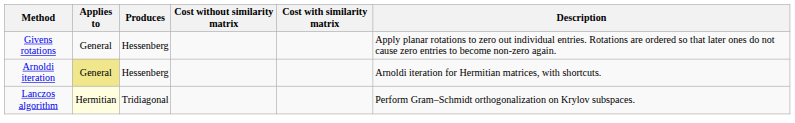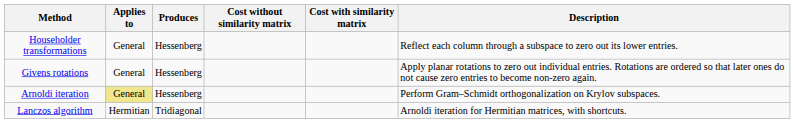+ row: (55, 45)
(488, 72) Arnoldi iteration for Hermitian matrices, with shortcuts. -> (530, 94) Perform Gram–Schmidt orthogonalization on Krylov subspaces.
(96, 100) lightyellow background -> (129, 110) no background
(505, 100) Perform Gram–Schmidt orthogonalization on Krylov subspaces. -> (513, 110) Arnoldi iteration for Hermitian matrices, with shortcuts.
